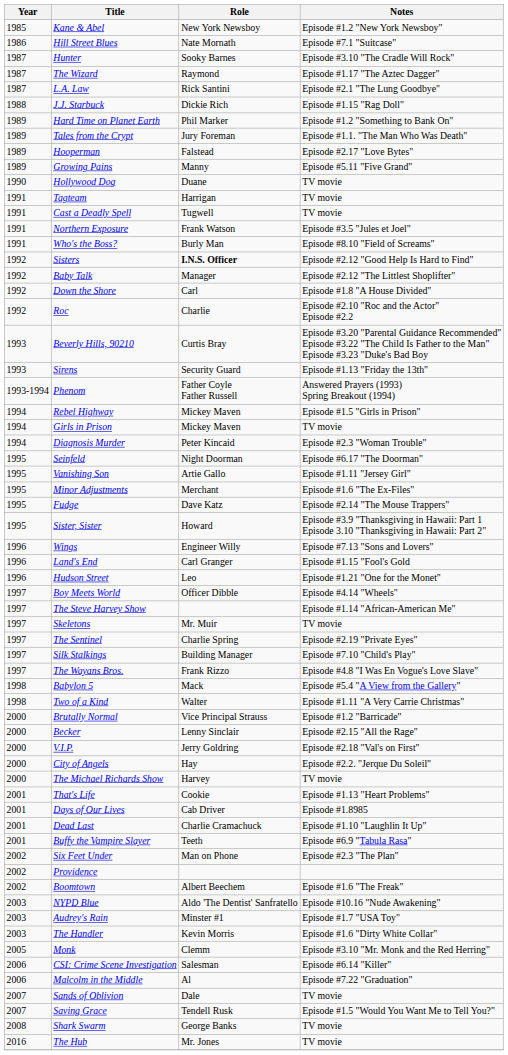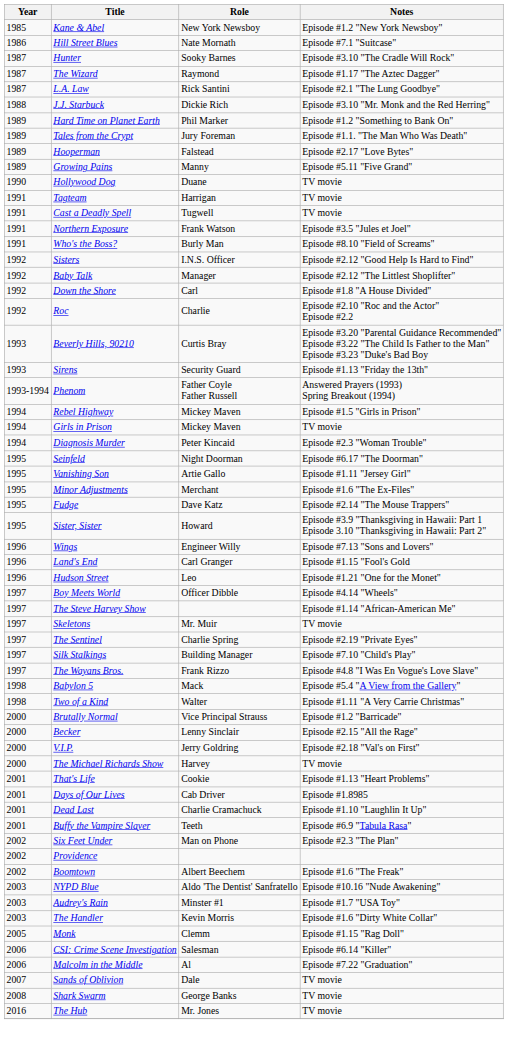(353, 105) Episode #1.15 "Rag Doll" -> (396, 105) Episode #3.10 "Mr. Monk and the Red Herring"
(209, 259) bold -> (208, 259) normal
- row: (81, 763)
(396, 949) Episode #3.10 "Mr. Monk and the Red Herring" -> (353, 933) Episode #1.15 "Rag Doll"
- row: (80, 1011)
